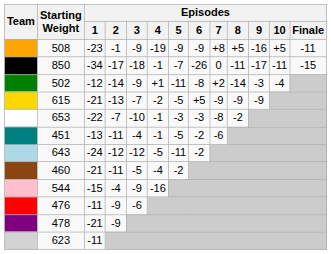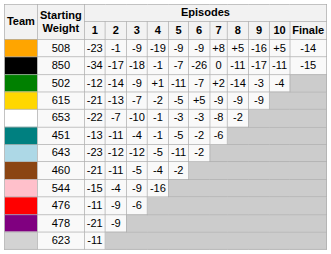(308, 48) -11 -> (308, 48) -14
(199, 83) -8 -> (199, 83) -7
(95, 153) -24 -> (95, 153) -23
